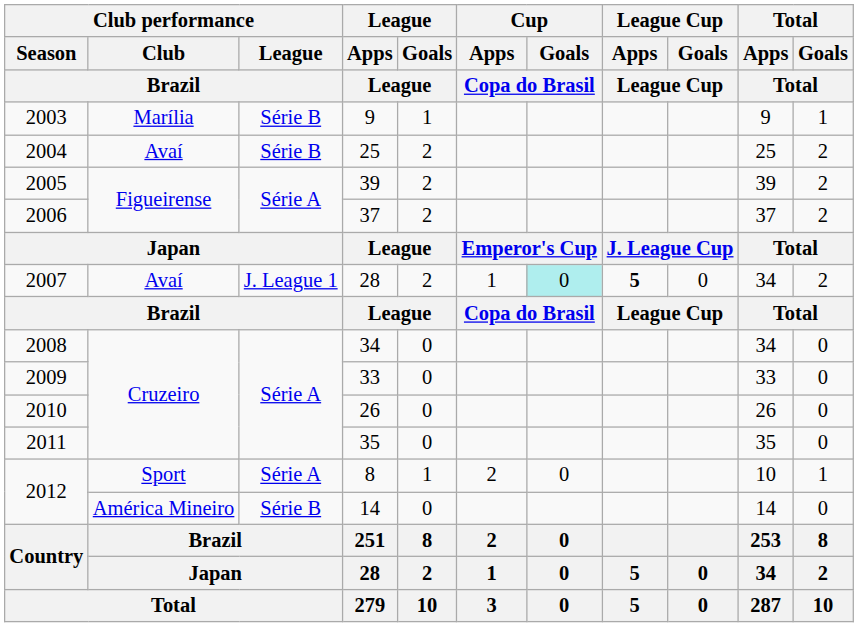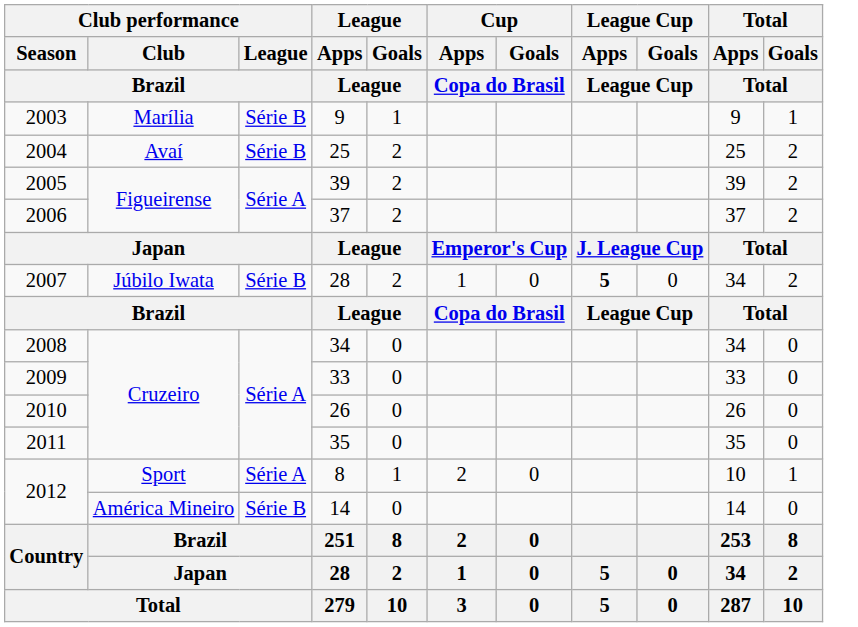(164, 280) Avaí -> (164, 280) Júbilo Iwata
(291, 280) J. League 1 -> (276, 280) Série B
(564, 280) paleturquoise background -> (534, 280) no background
